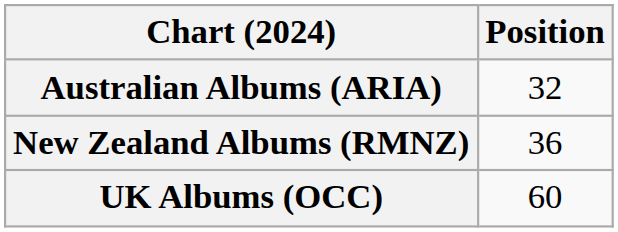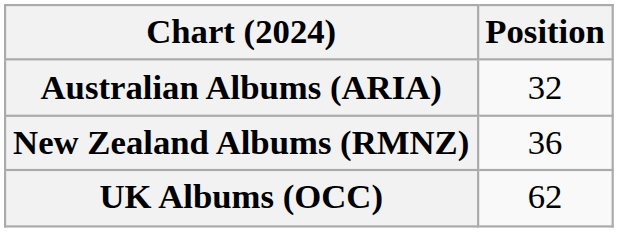(545, 197) 60 -> (545, 197) 62
